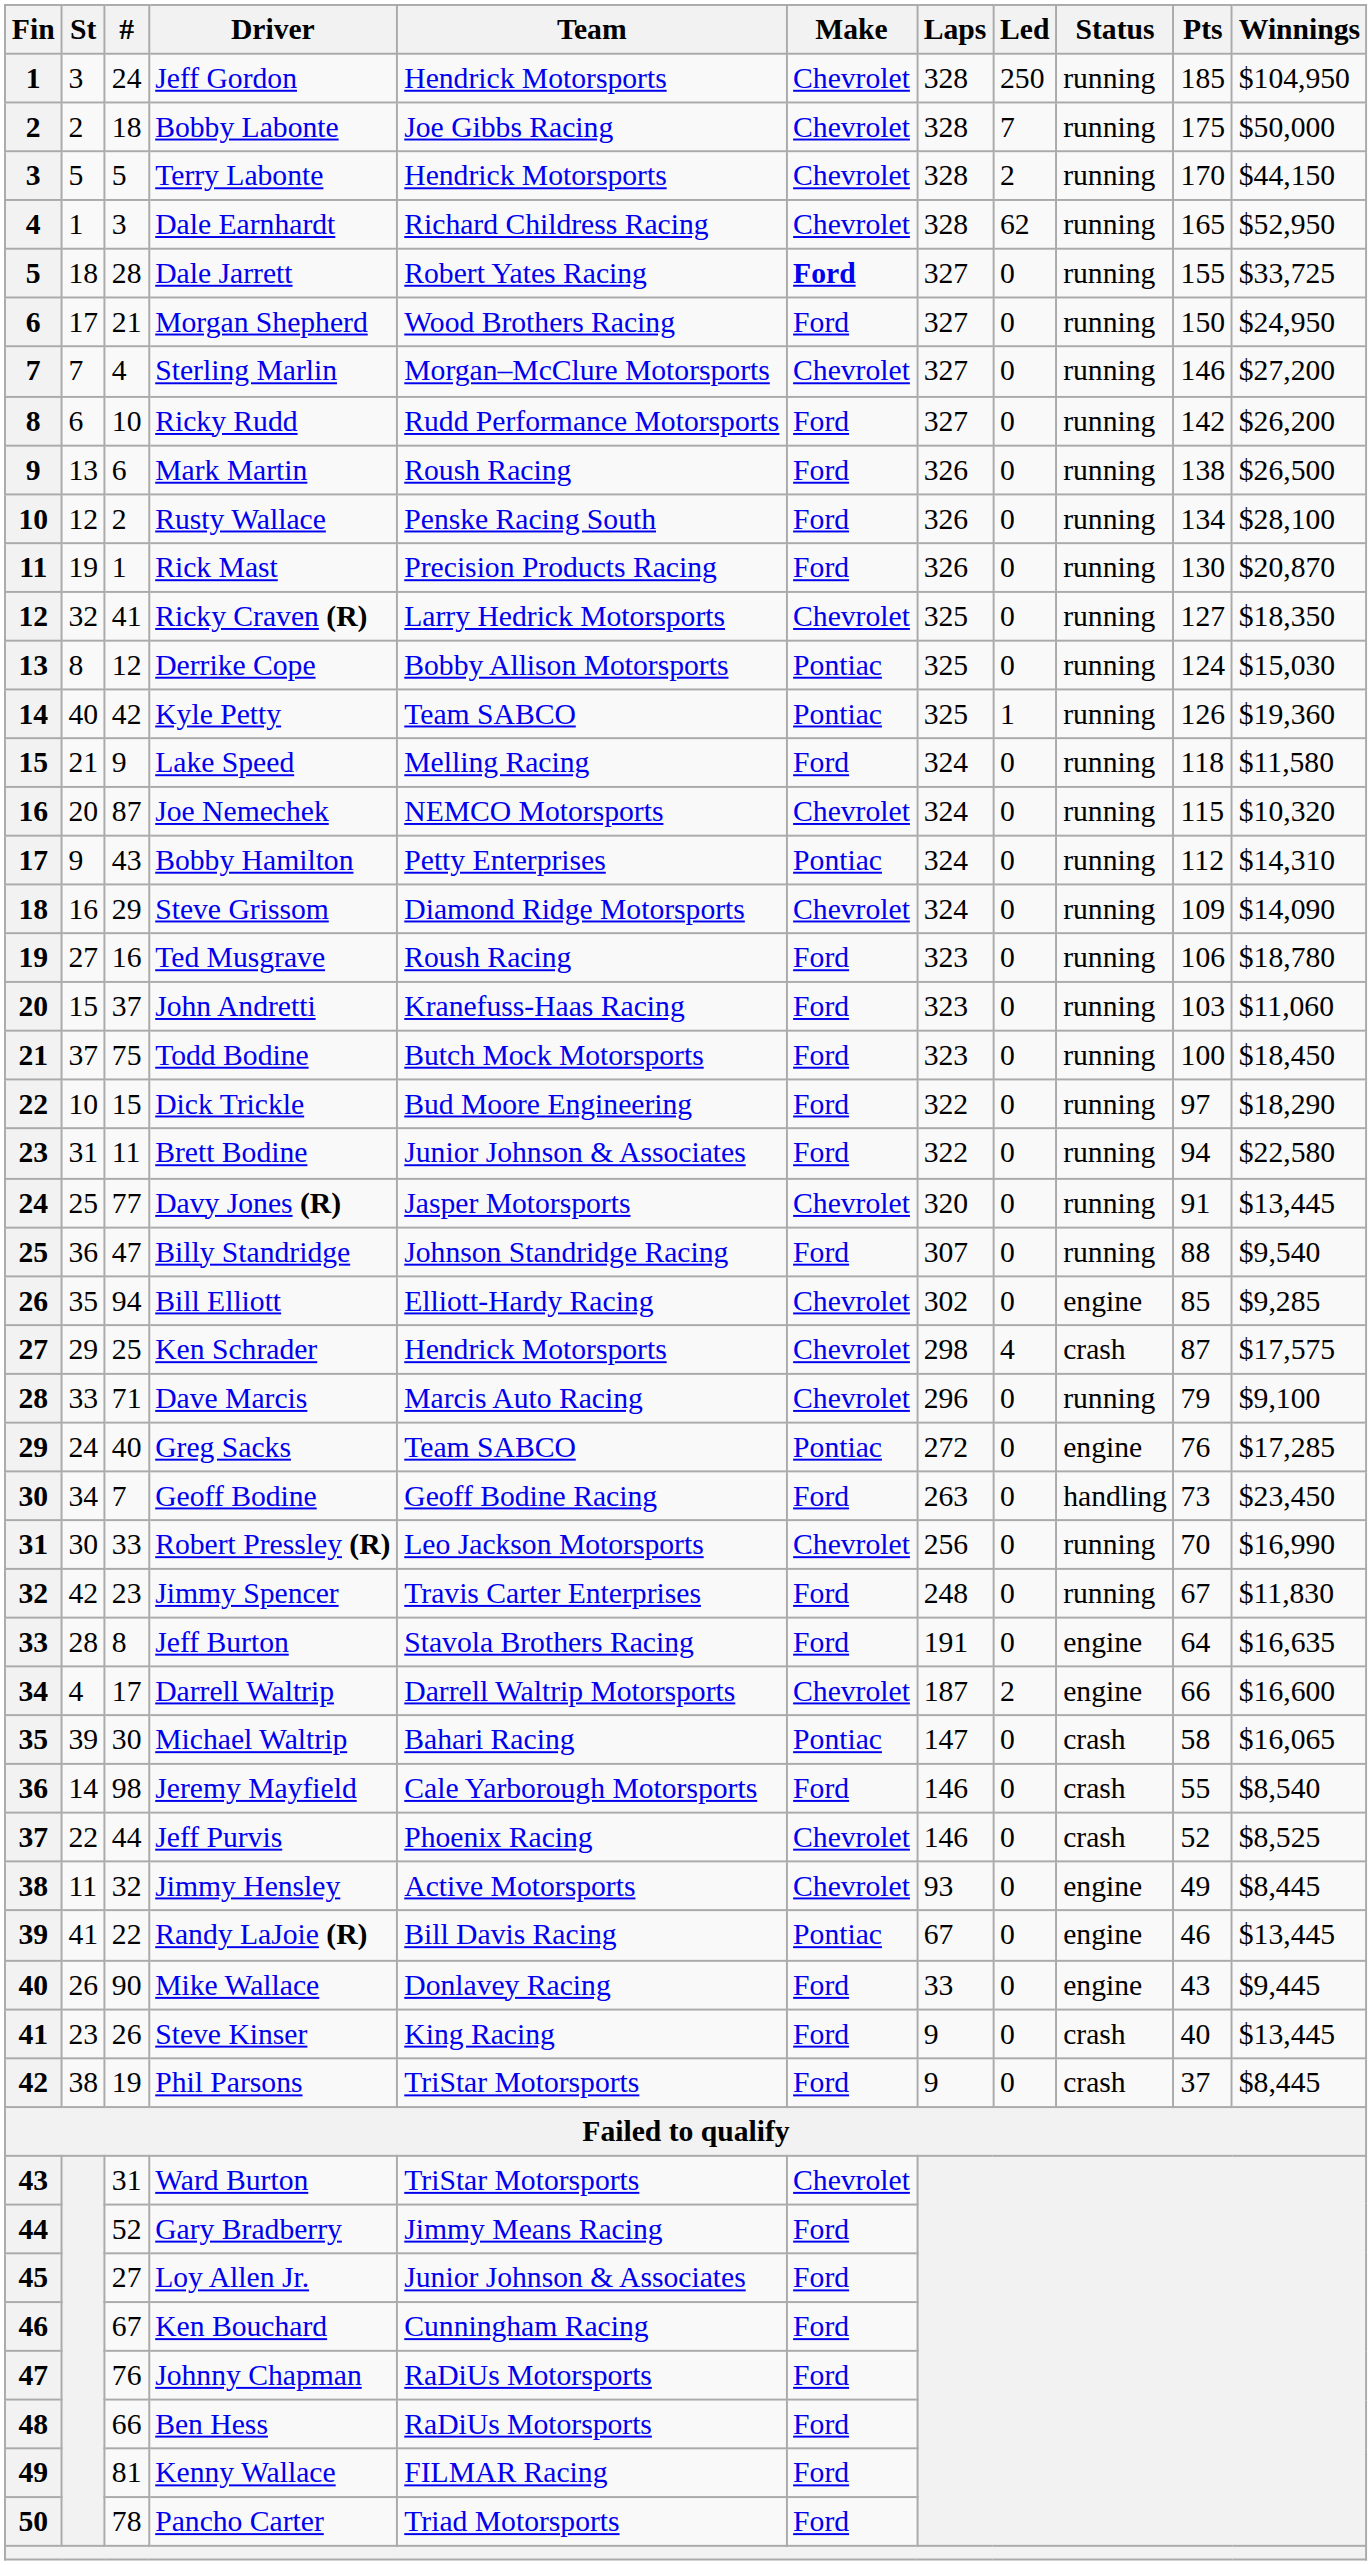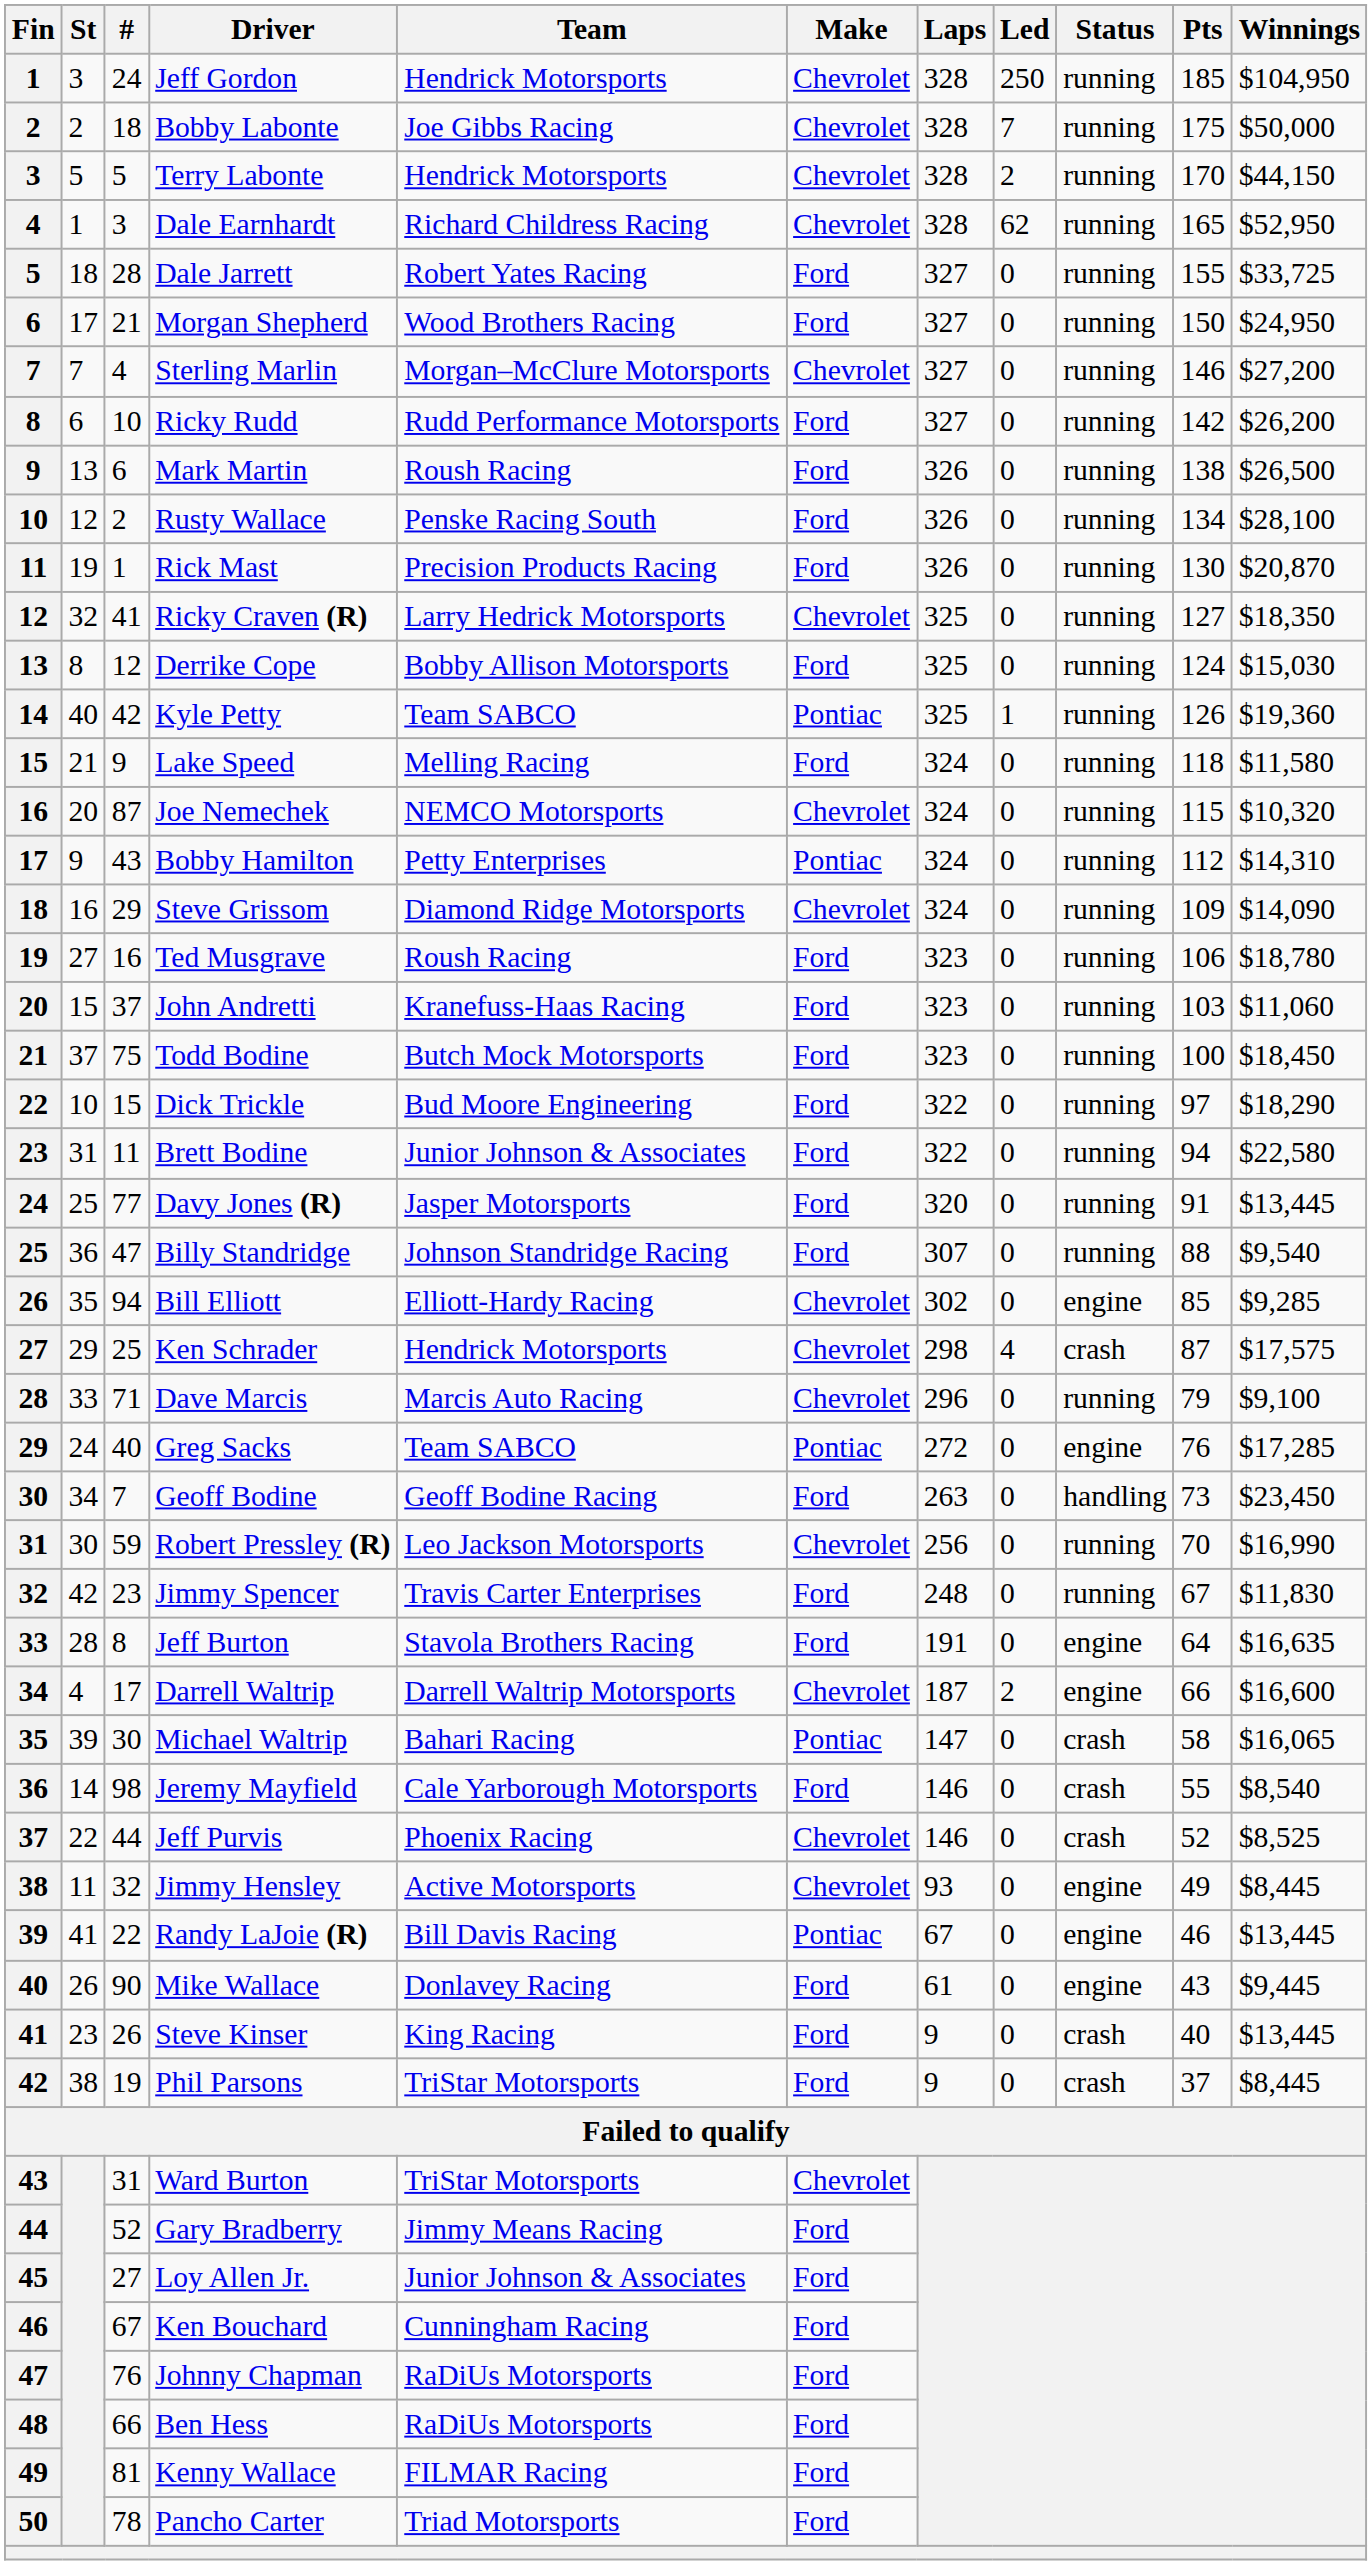(824, 273) bold -> (821, 273) normal
(838, 664) Pontiac -> (821, 664) Ford
(852, 1202) Chevrolet -> (821, 1202) Ford
(127, 1544) 33 -> (127, 1544) 59
(938, 1983) 33 -> (938, 1983) 61
